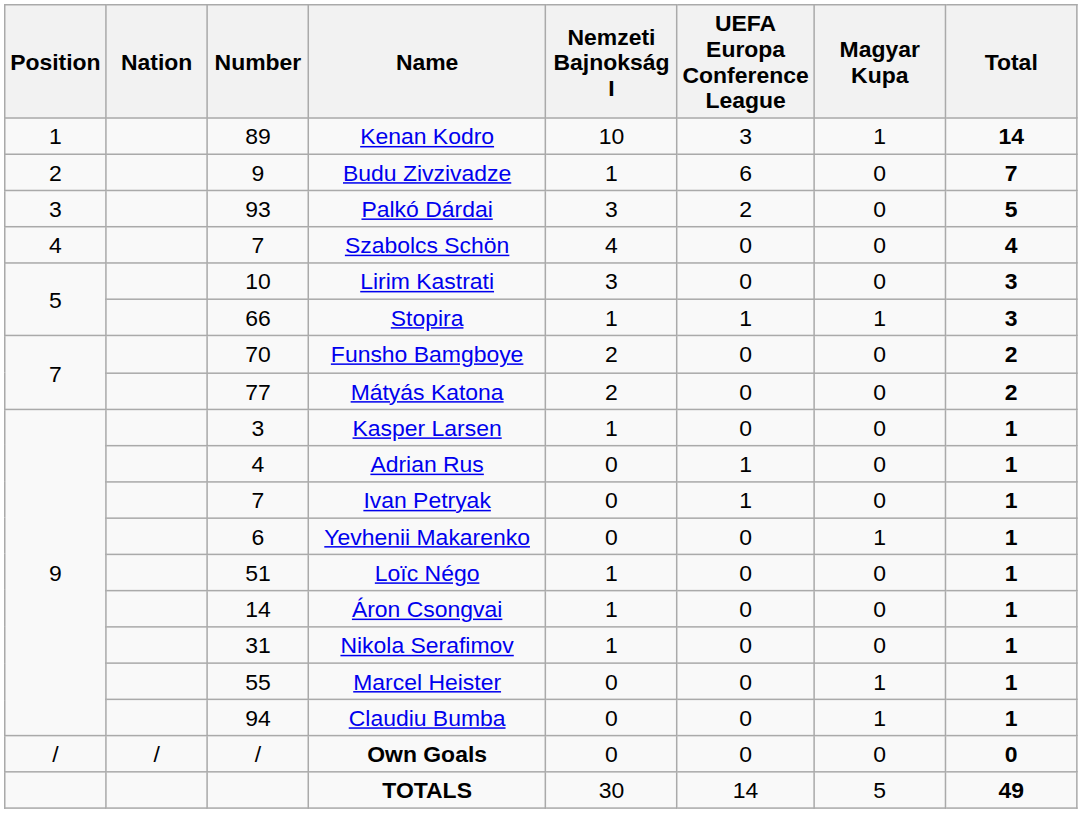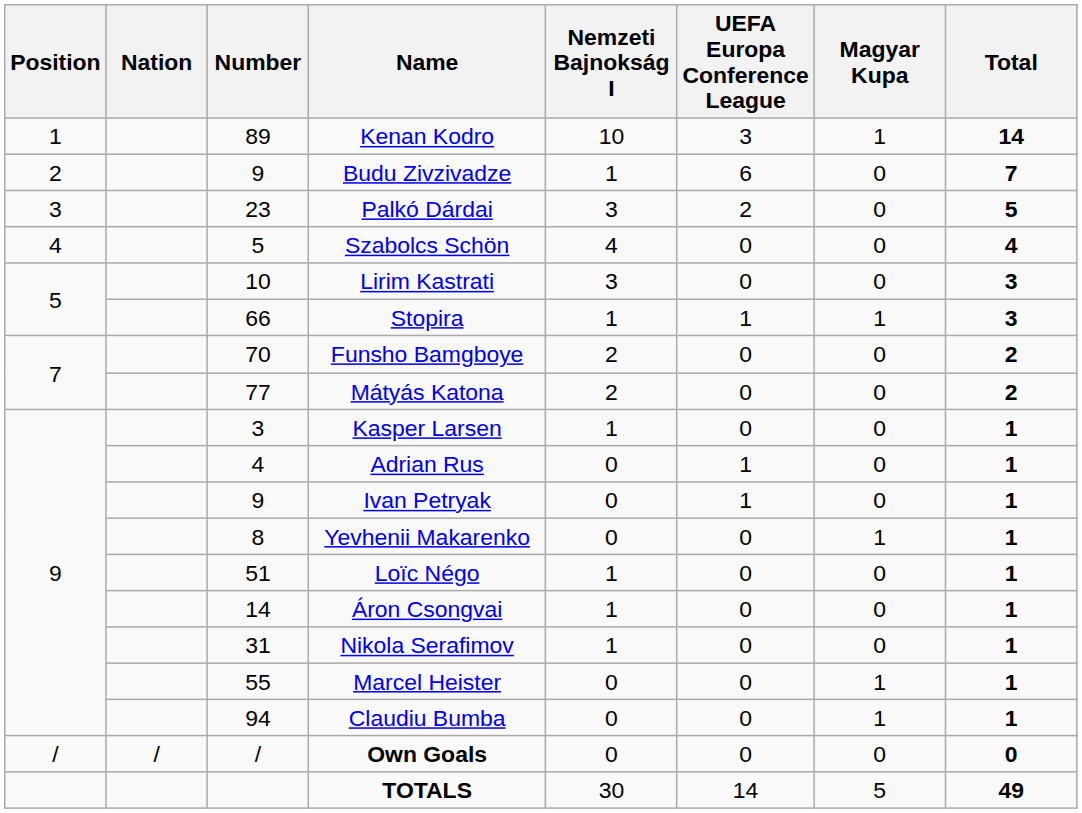(258, 209) 93 -> (258, 209) 23
(258, 245) 7 -> (258, 245) 5
(258, 500) 7 -> (258, 500) 9
(258, 536) 6 -> (258, 536) 8
